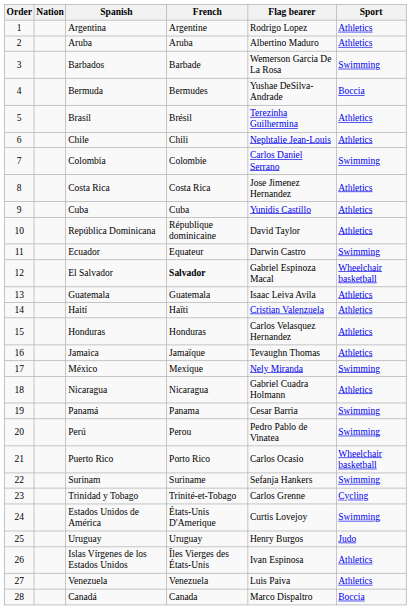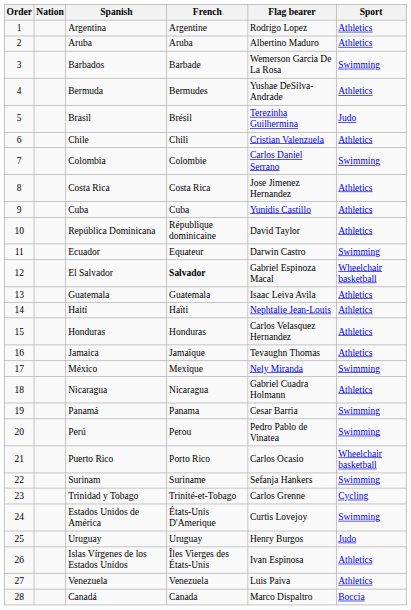(351, 92) Boccia -> (355, 92) Athletics
(355, 119) Athletics -> (347, 119) Judo
(290, 140) Nephtalie Jean-Louis -> (287, 140) Cristian Valenzuela
(287, 310) Cristian Valenzuela -> (290, 310) Nephtalie Jean-Louis
